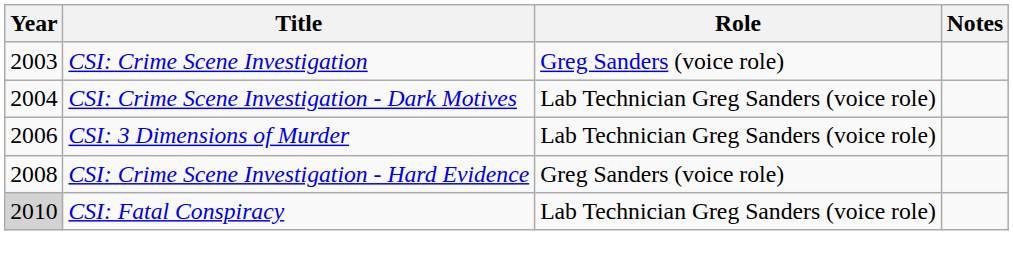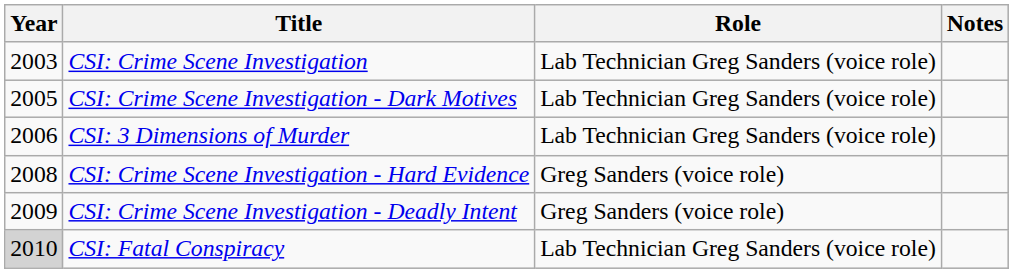(662, 60) Greg Sanders (voice role) -> (738, 60) Lab Technician Greg Sanders (voice role)
(34, 98) 2004 -> (34, 98) 2005
+ row: (293, 211)
